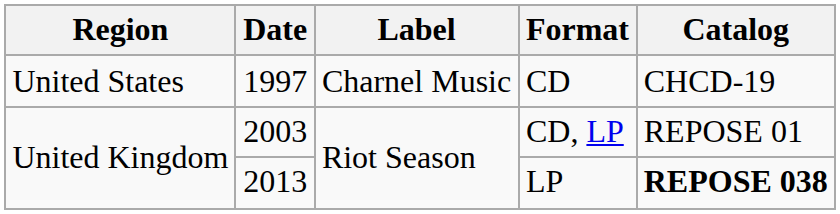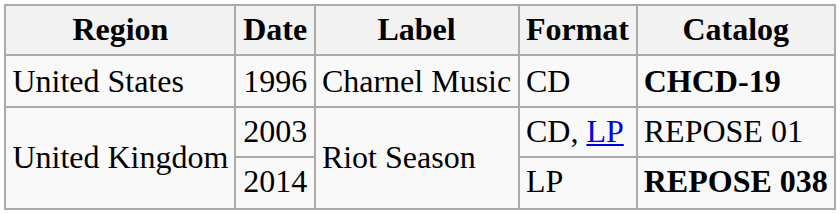(275, 80) 1997 -> (275, 80) 1996
(710, 80) normal -> (712, 80) bold
(275, 182) 2013 -> (275, 182) 2014
